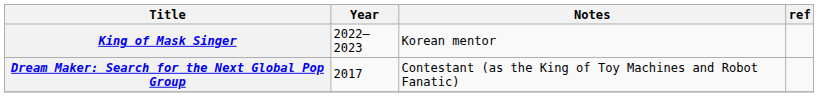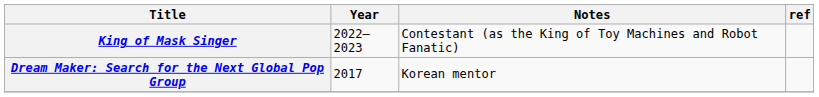(449, 41) Korean mentor -> (580, 41) Contestant (as the King of Toy Machines and Robot Fanatic)
(580, 75) Contestant (as the King of Toy Machines and Robot Fanatic) -> (449, 75) Korean mentor
